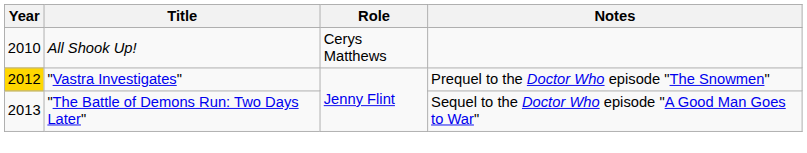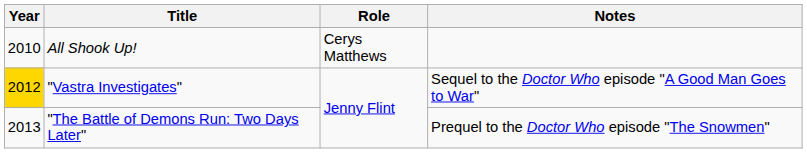(600, 79) Prequel to the Doctor Who episode "The Snowmen" -> (608, 87) Sequel to the Doctor Who episode "A Good Man Goes to War"
(608, 111) Sequel to the Doctor Who episode "A Good Man Goes to War" -> (600, 127) Prequel to the Doctor Who episode "The Snowmen"
